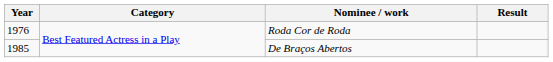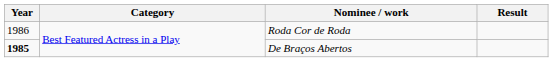(18, 30) 1976 -> (18, 30) 1986
(18, 48) normal -> (18, 48) bold
